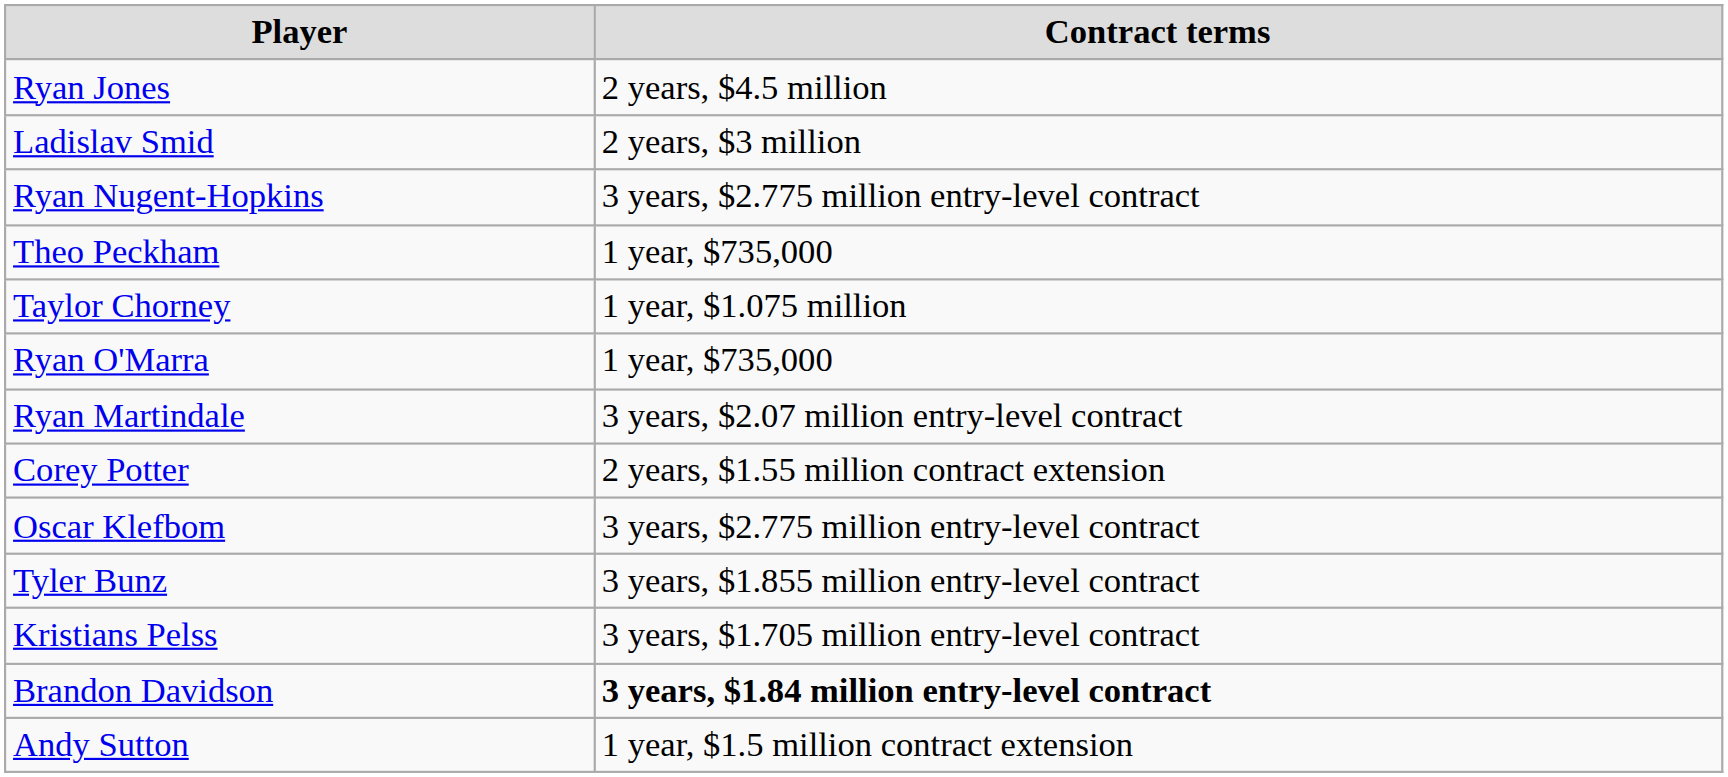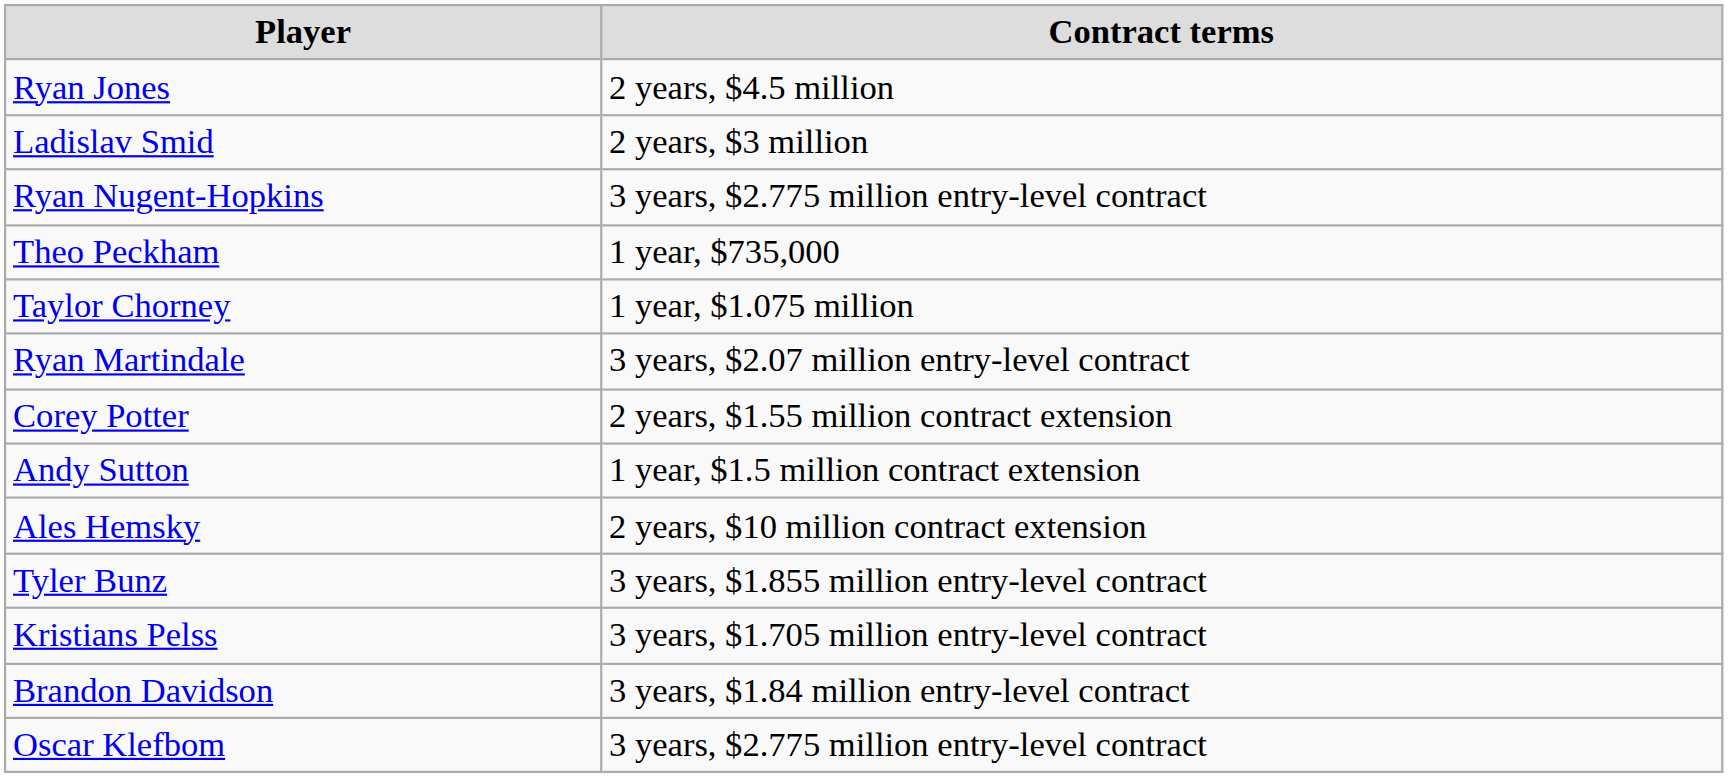- row: (111, 360)
rows swapped: (101, 744) <-> (119, 525)
+ row: (107, 525)
(907, 689) bold -> (899, 689) normal
